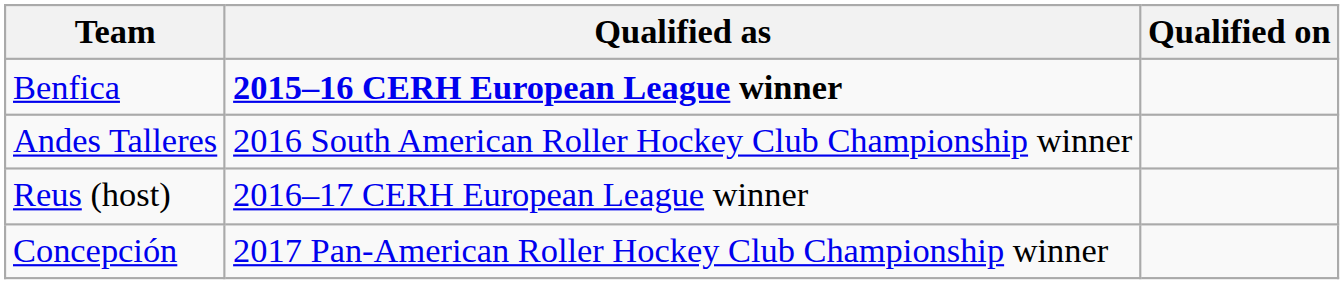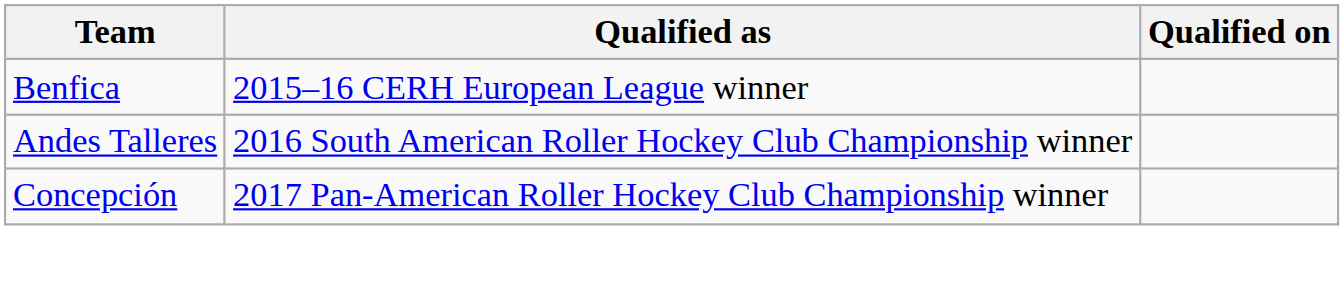(538, 86) bold -> (521, 86) normal
- row: (92, 195)
